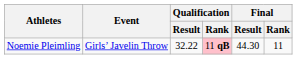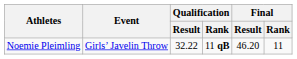(217, 46) pink background -> (217, 46) no background
(248, 46) 44.30 -> (248, 46) 46.20
